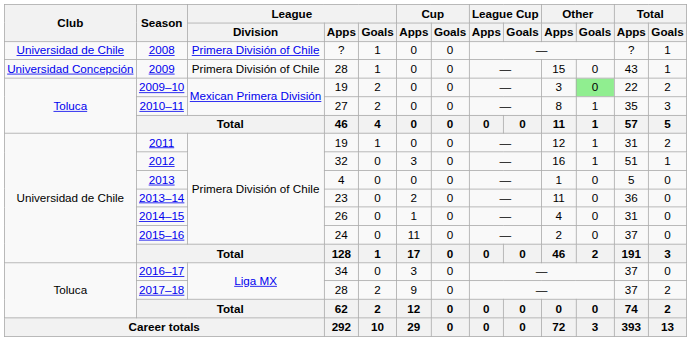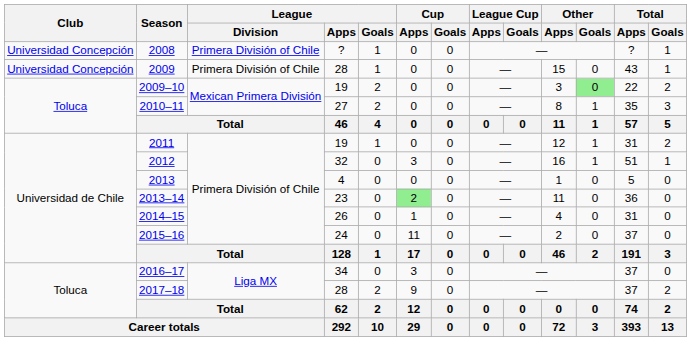(70, 51) Universidad de Chile -> (70, 51) Universidad Concepción
(414, 198) no background -> (414, 198) lightgreen background
